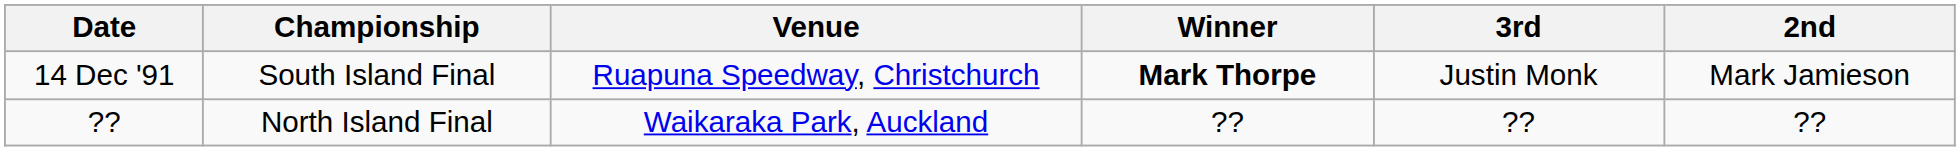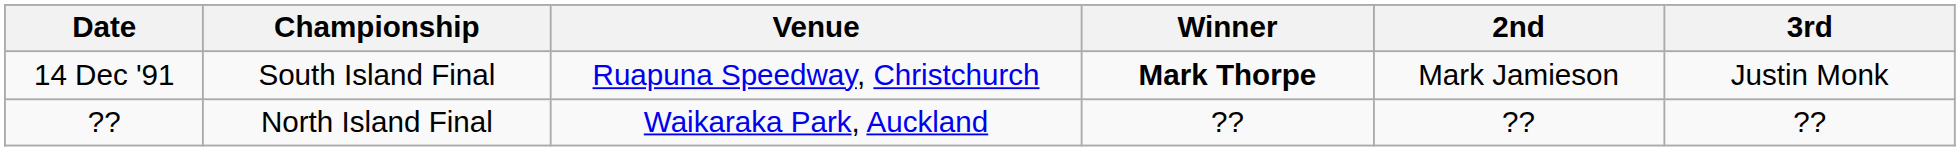columns swapped: (1810, 27) <-> (1519, 27)
